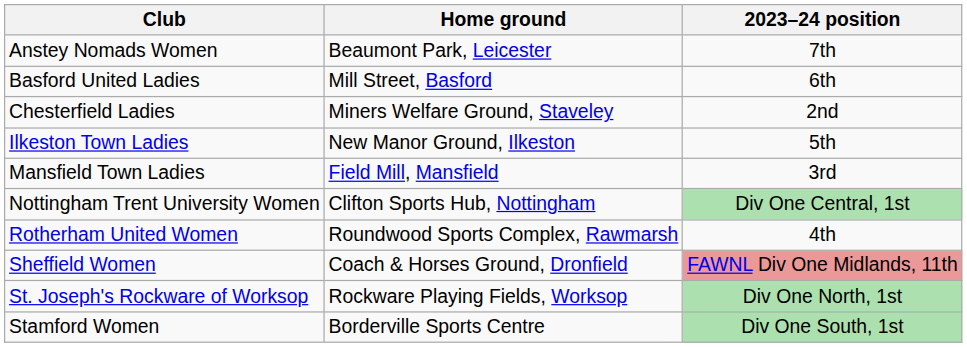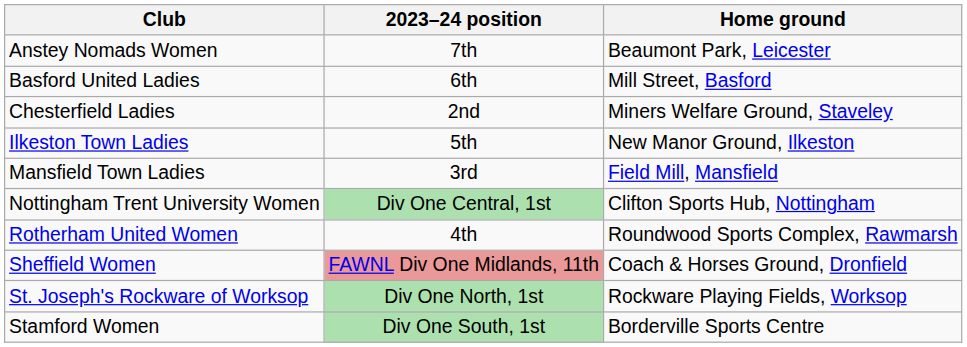columns swapped: (503, 19) <-> (822, 19)
